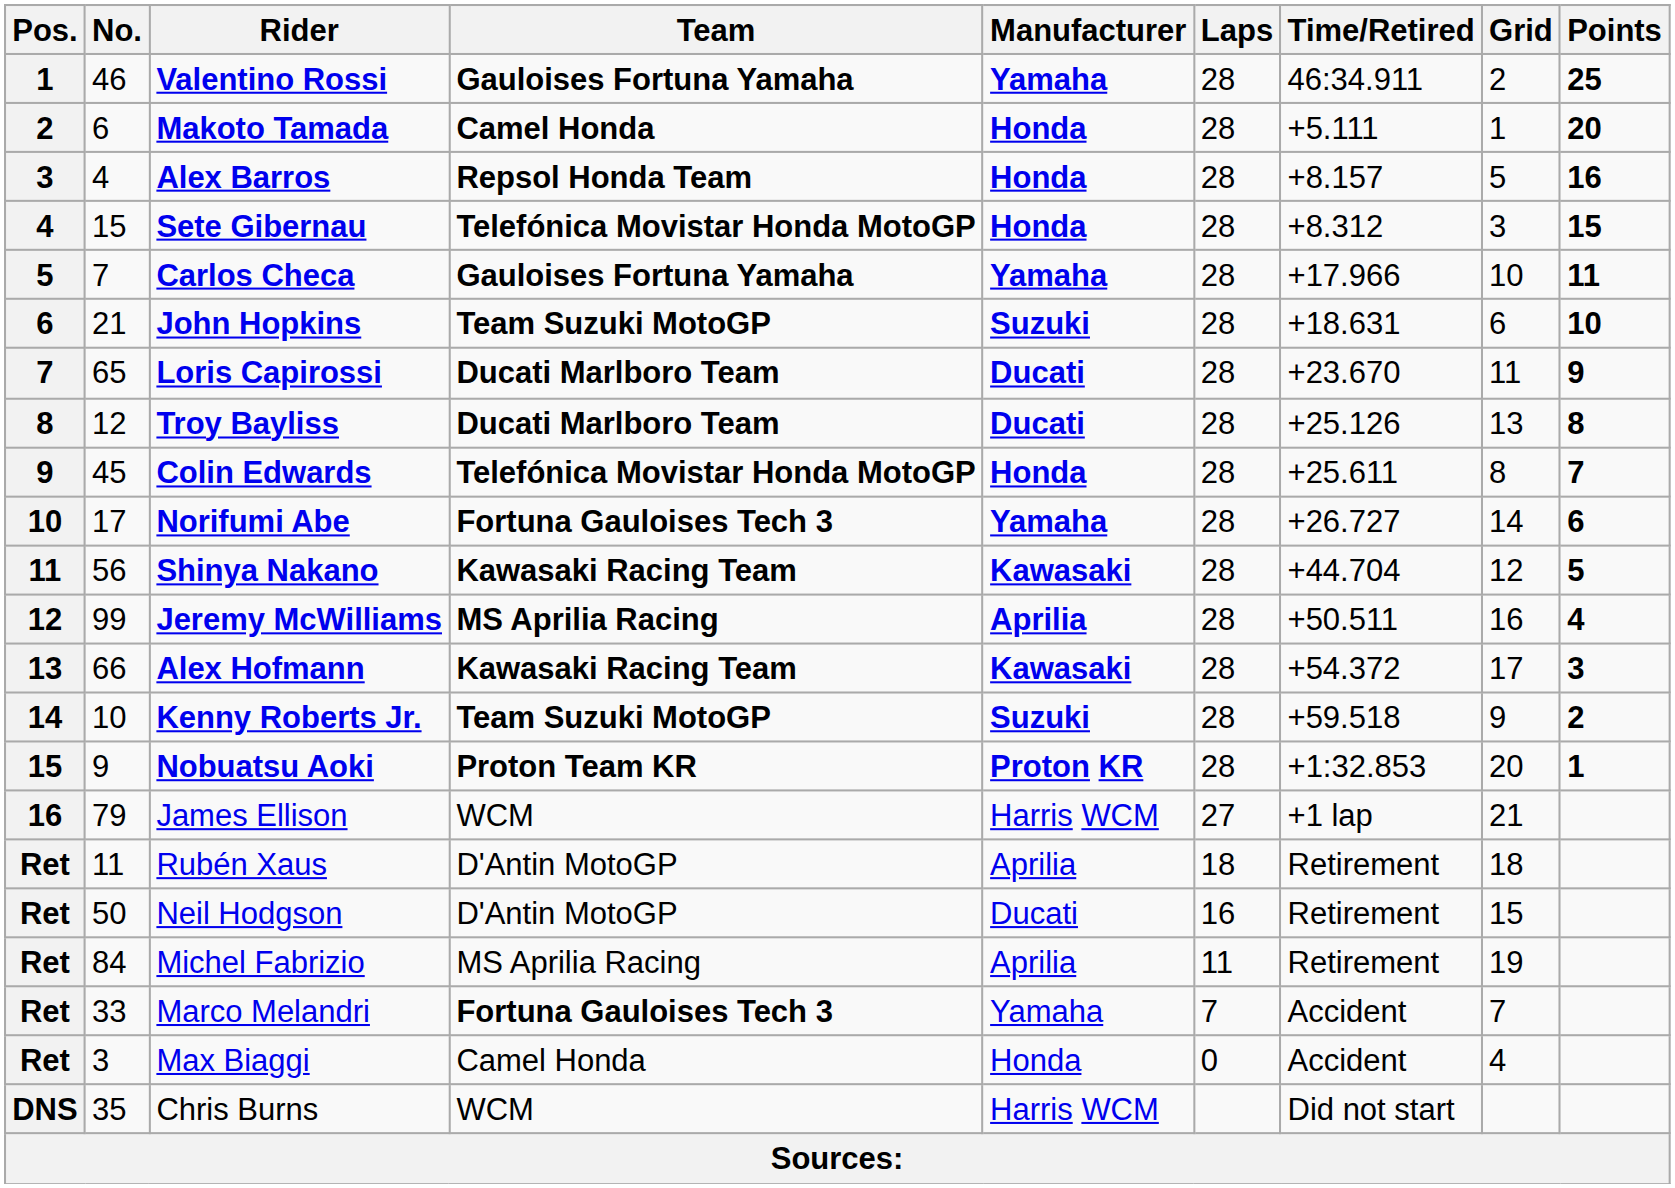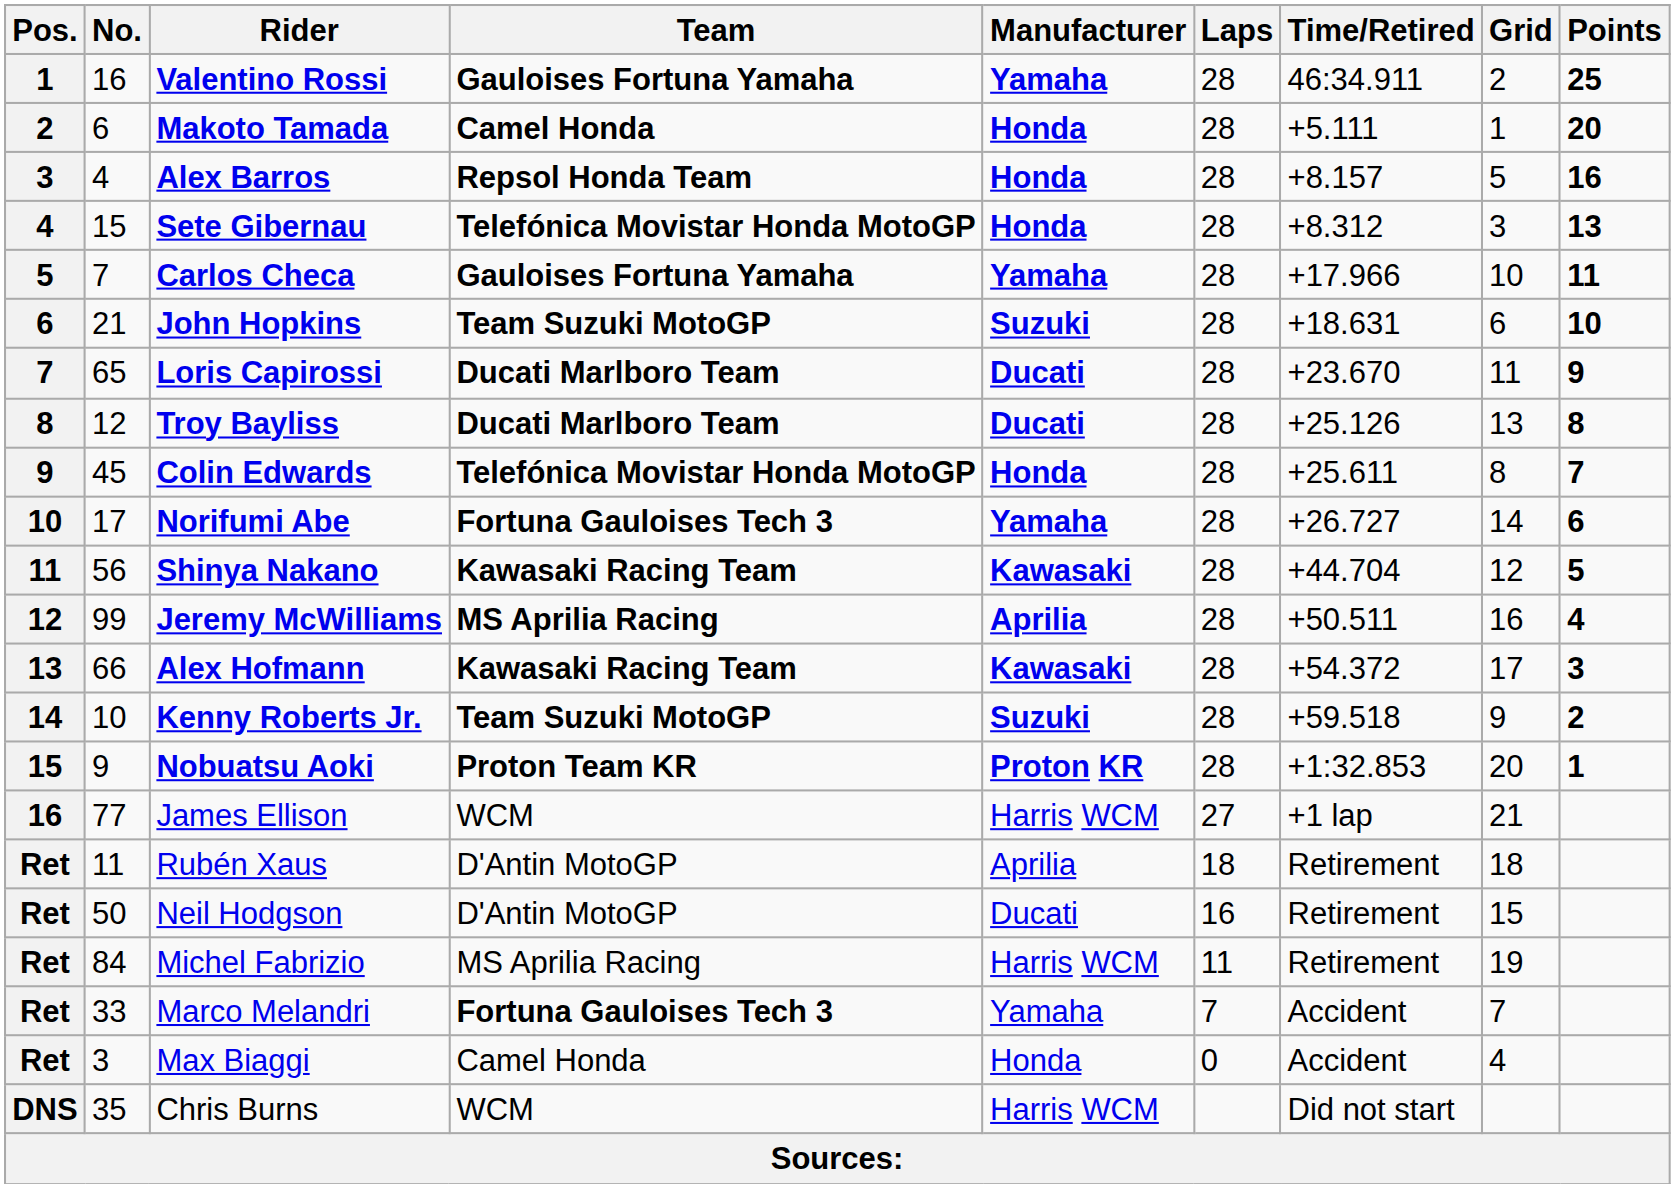(109, 79) 46 -> (109, 79) 16
(1584, 226) 15 -> (1584, 226) 13
(109, 815) 79 -> (109, 815) 77
(1033, 962) Aprilia -> (1074, 962) Harris WCM
